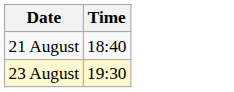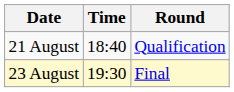+ column: (180, 18)
